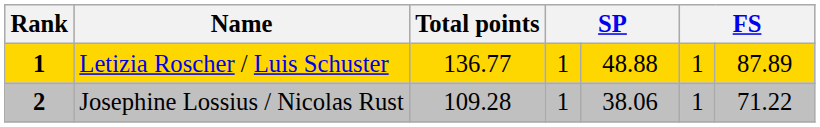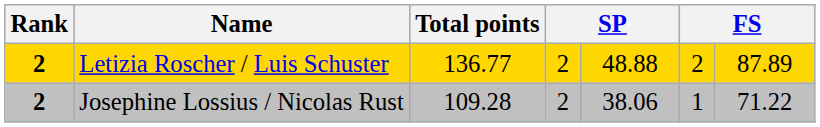(39, 63) 1 -> (39, 63) 2
(563, 63) 1 -> (563, 63) 2
(697, 63) 1 -> (697, 63) 2
(563, 102) 1 -> (563, 102) 2
